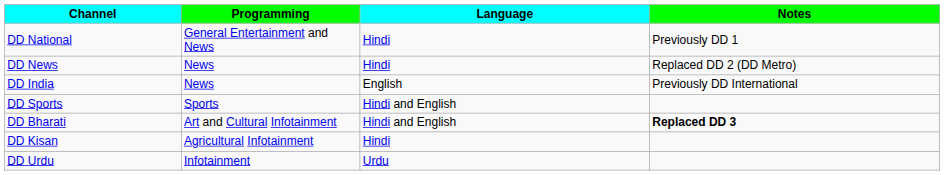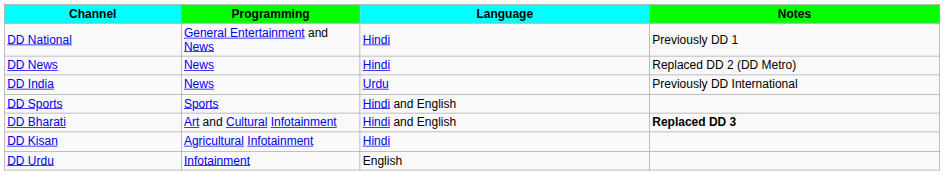(382, 84) English -> (376, 84) Urdu
(376, 160) Urdu -> (382, 160) English
